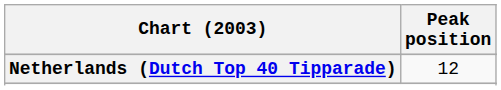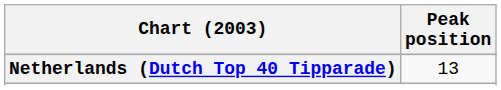(448, 69) 12 -> (448, 69) 13
